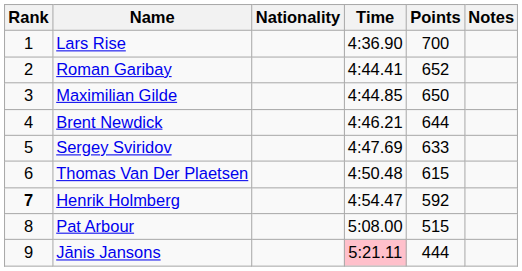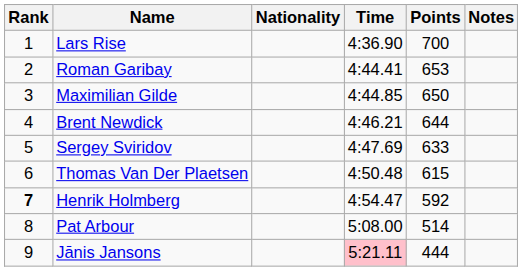(435, 69) 652 -> (435, 69) 653
(435, 226) 515 -> (435, 226) 514
